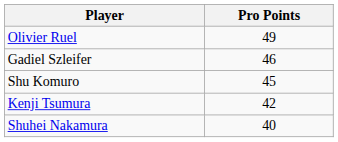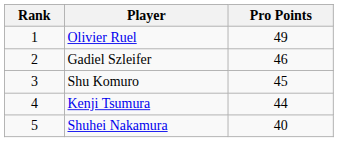+ column: (34, 15)
(269, 103) 42 -> (281, 103) 44
